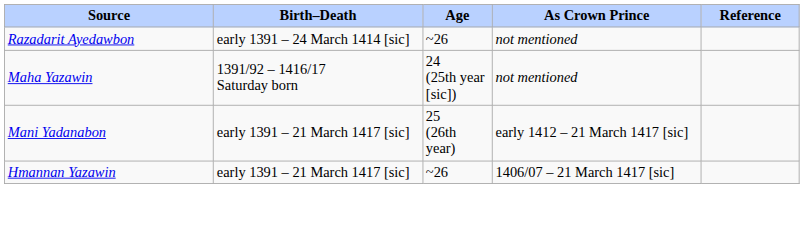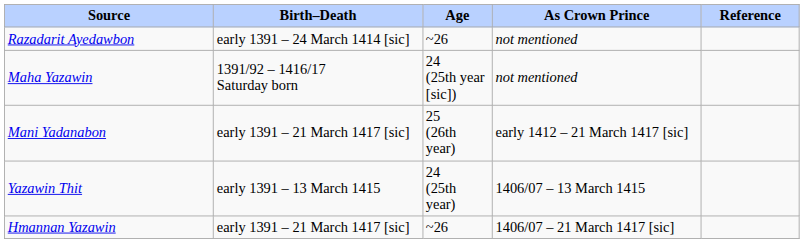+ row: (45, 188)
